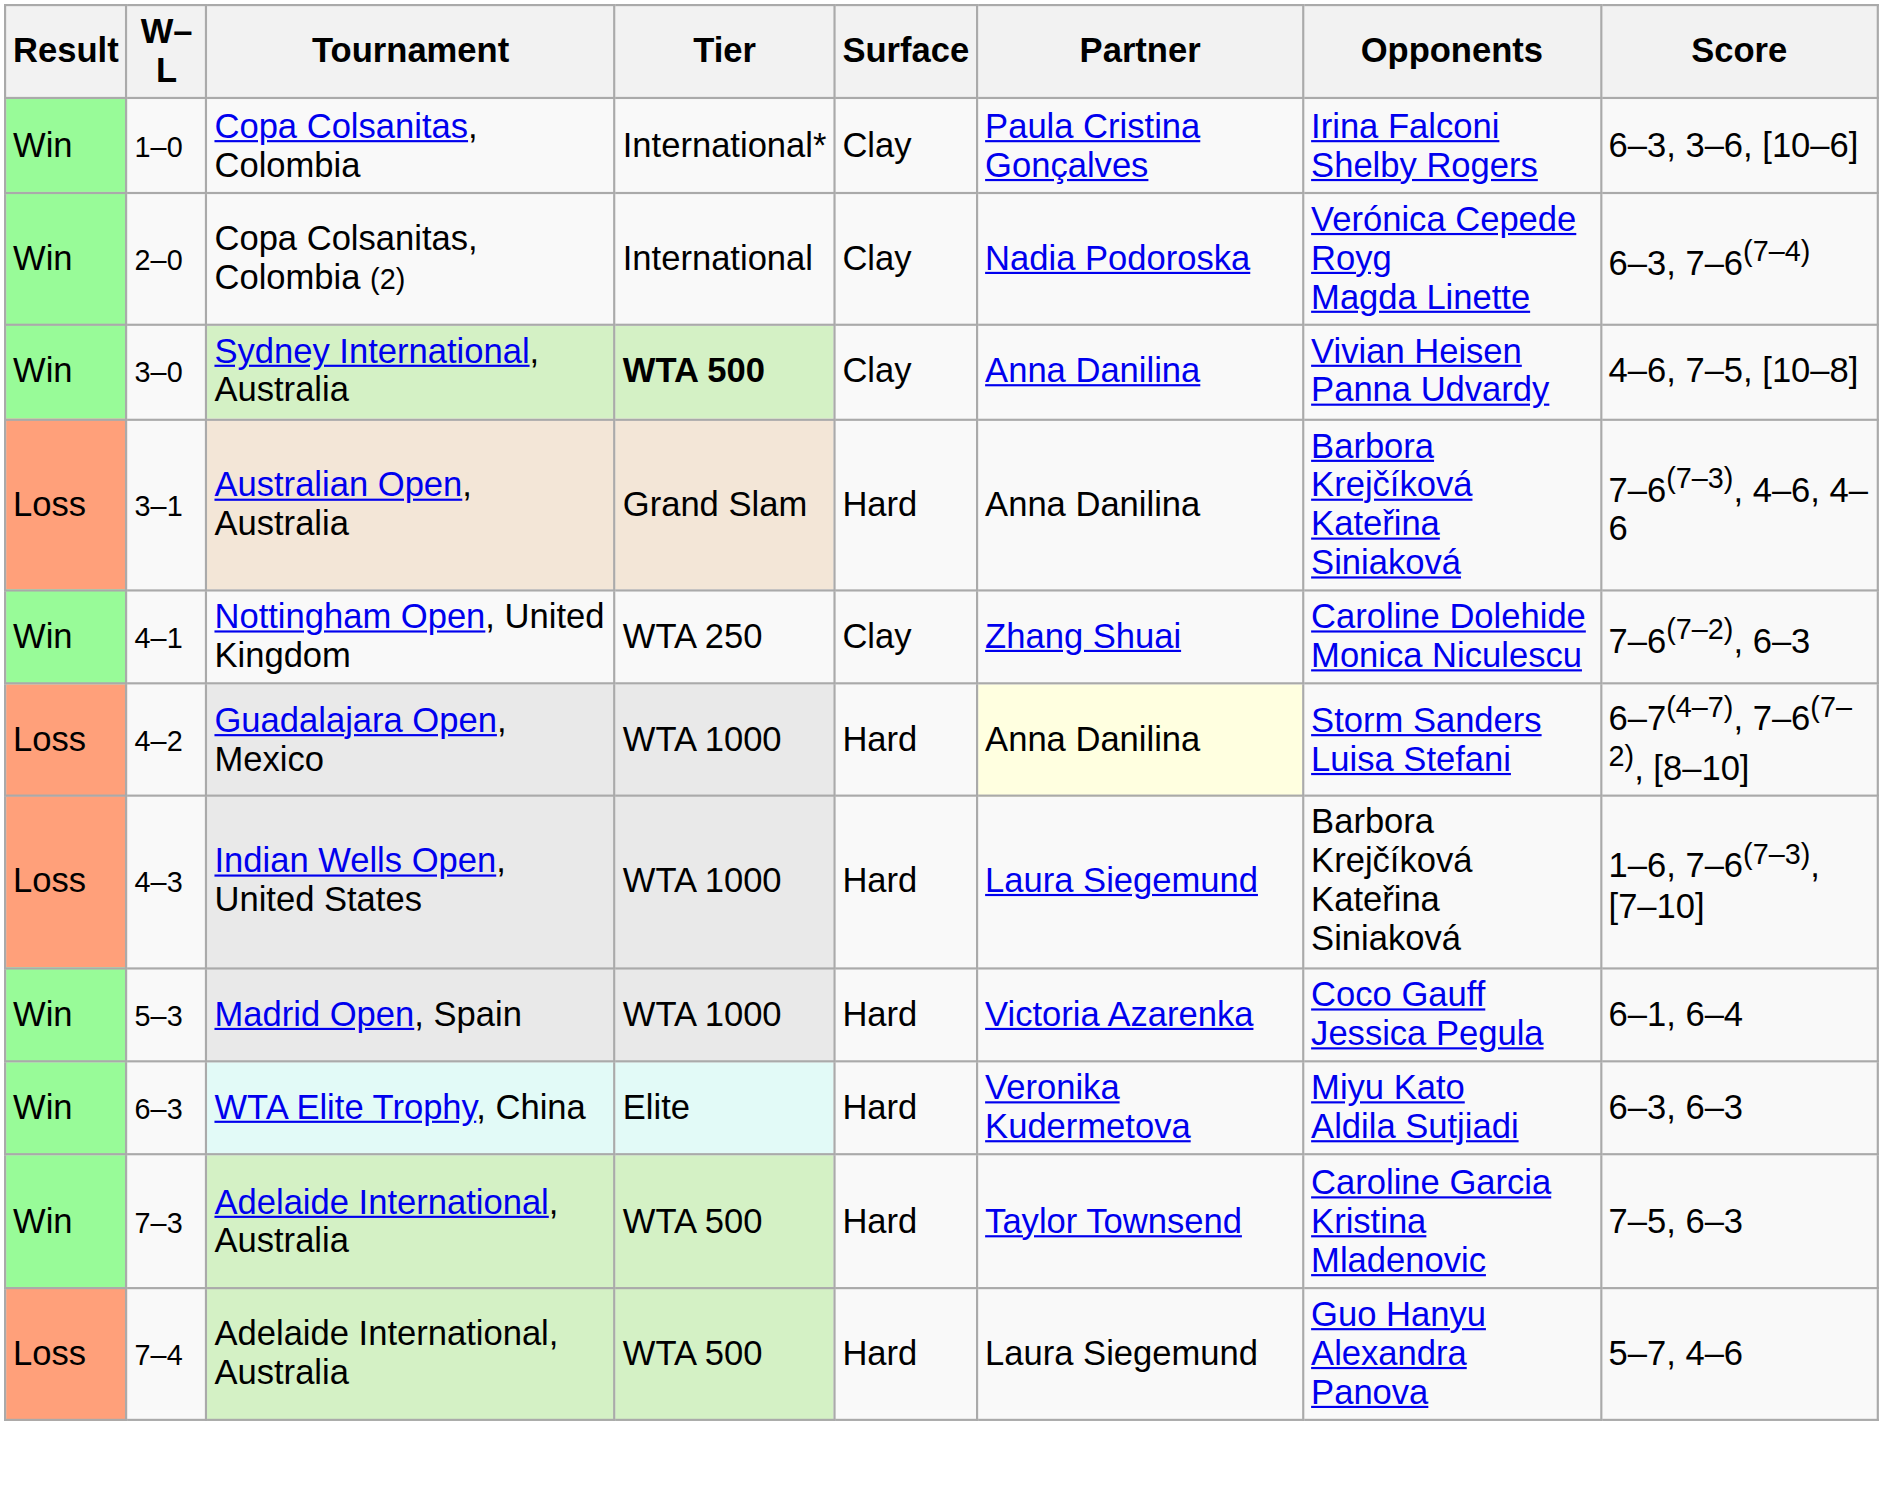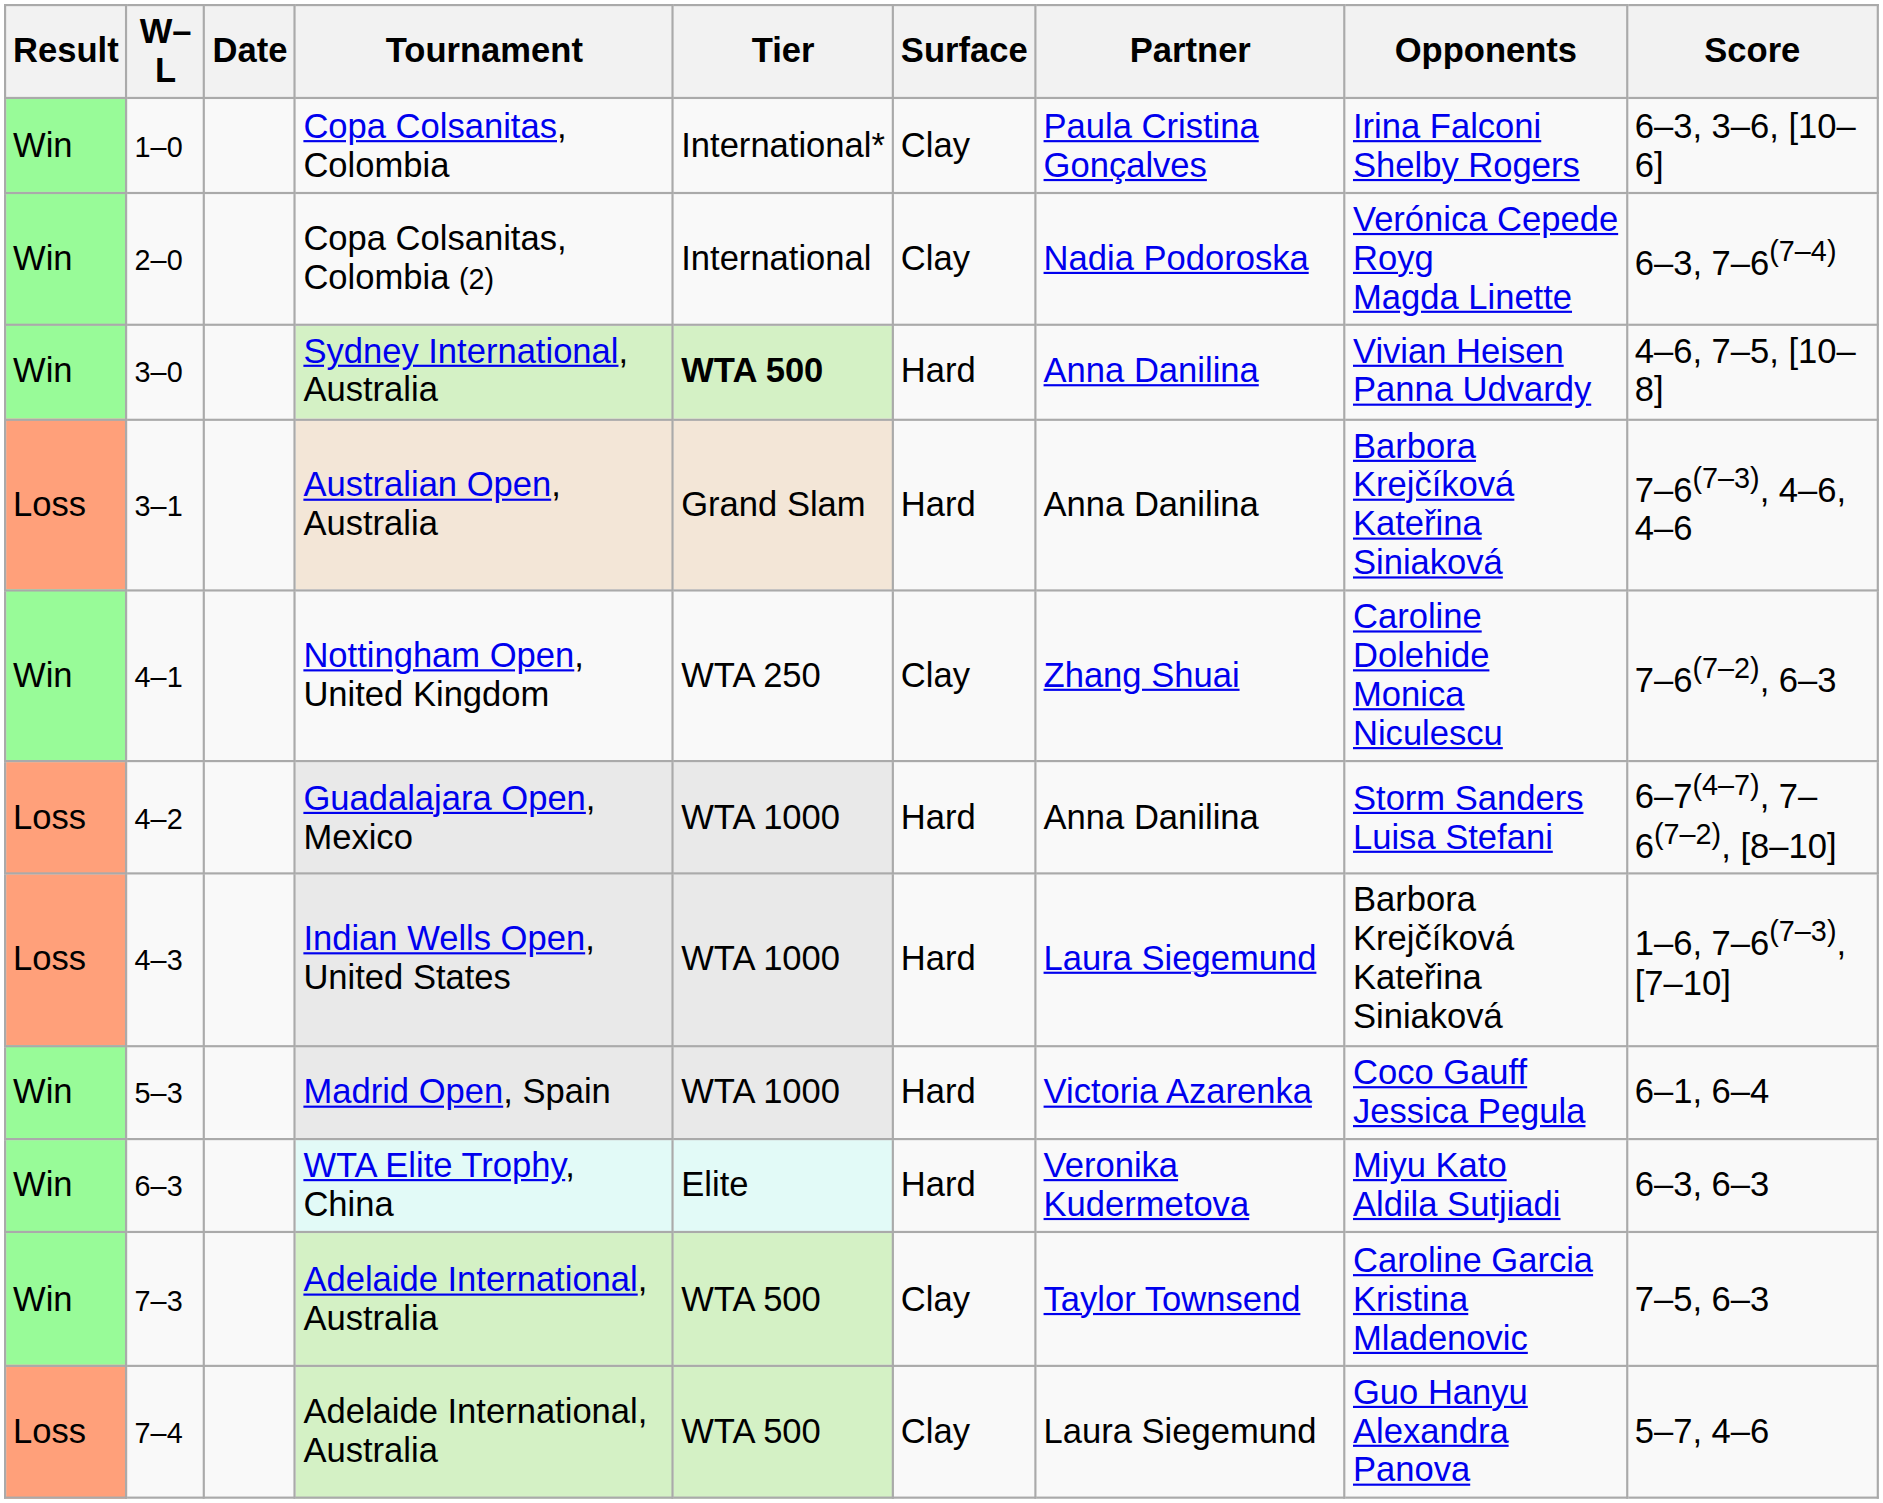+ column: (250, 51)
(877, 371) Clay -> (938, 371) Hard
(1093, 739) lightyellow background -> (1151, 817) no background
(880, 1220) Hard -> (935, 1298) Clay
(880, 1353) Hard -> (935, 1431) Clay
